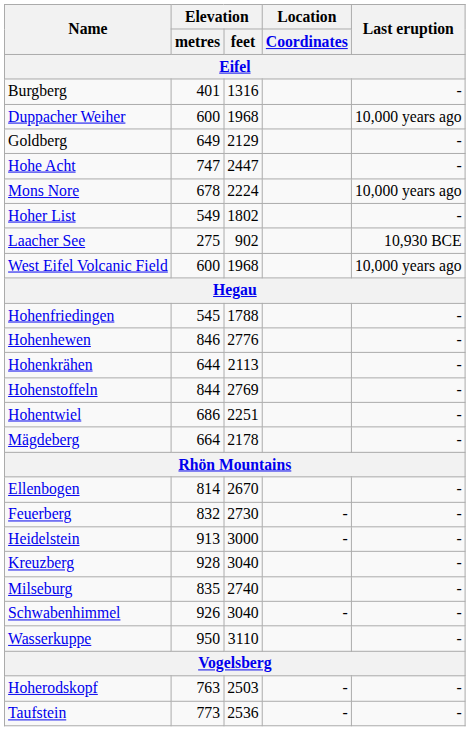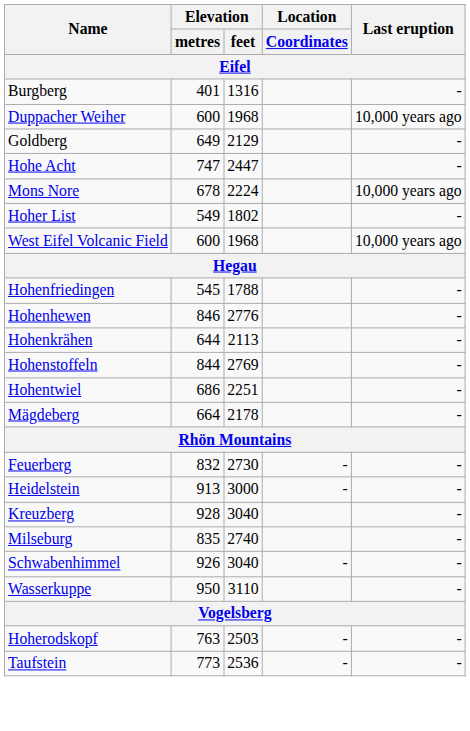- row: (47, 240)
- row: (44, 489)
